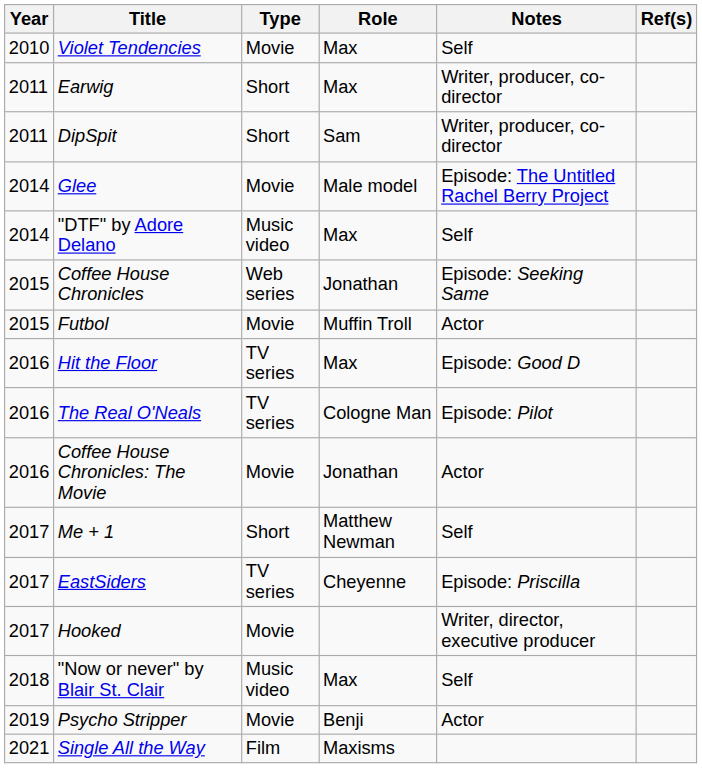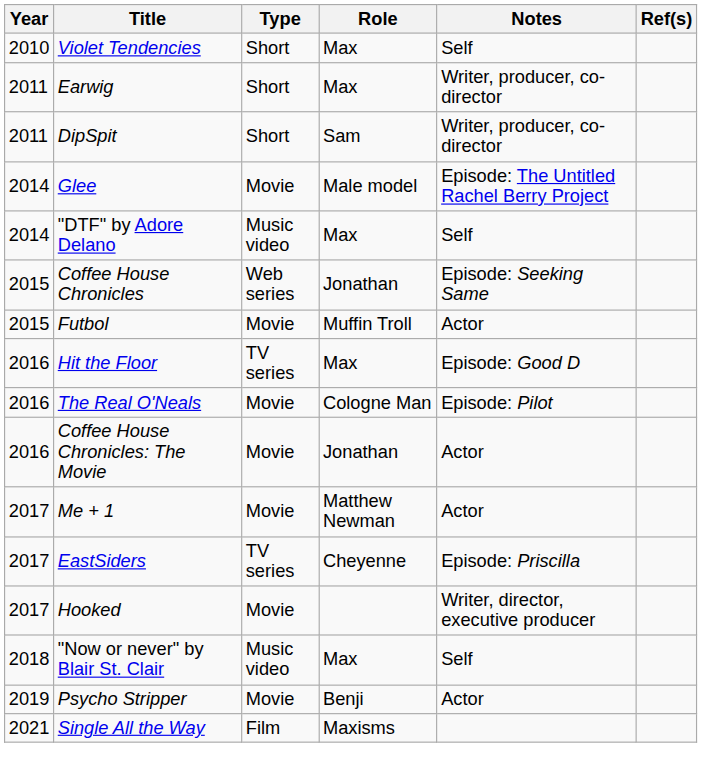(270, 47) Movie -> (268, 47) Short
(270, 412) TV series -> (270, 402) Movie
(268, 532) Short -> (270, 511) Movie
(457, 532) Self -> (462, 511) Actor
